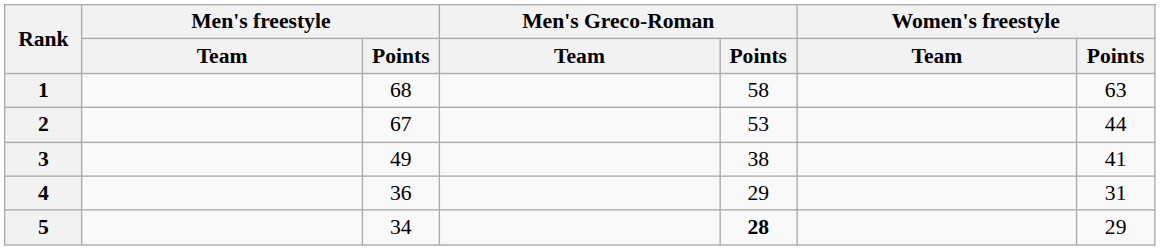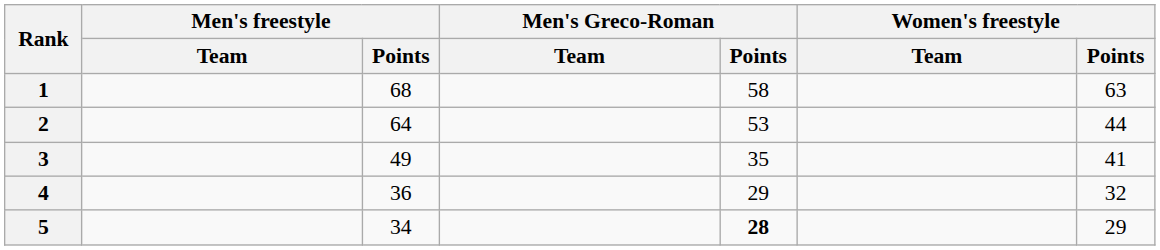(401, 124) 67 -> (401, 124) 64
(758, 158) 38 -> (758, 158) 35
(1116, 192) 31 -> (1116, 192) 32
